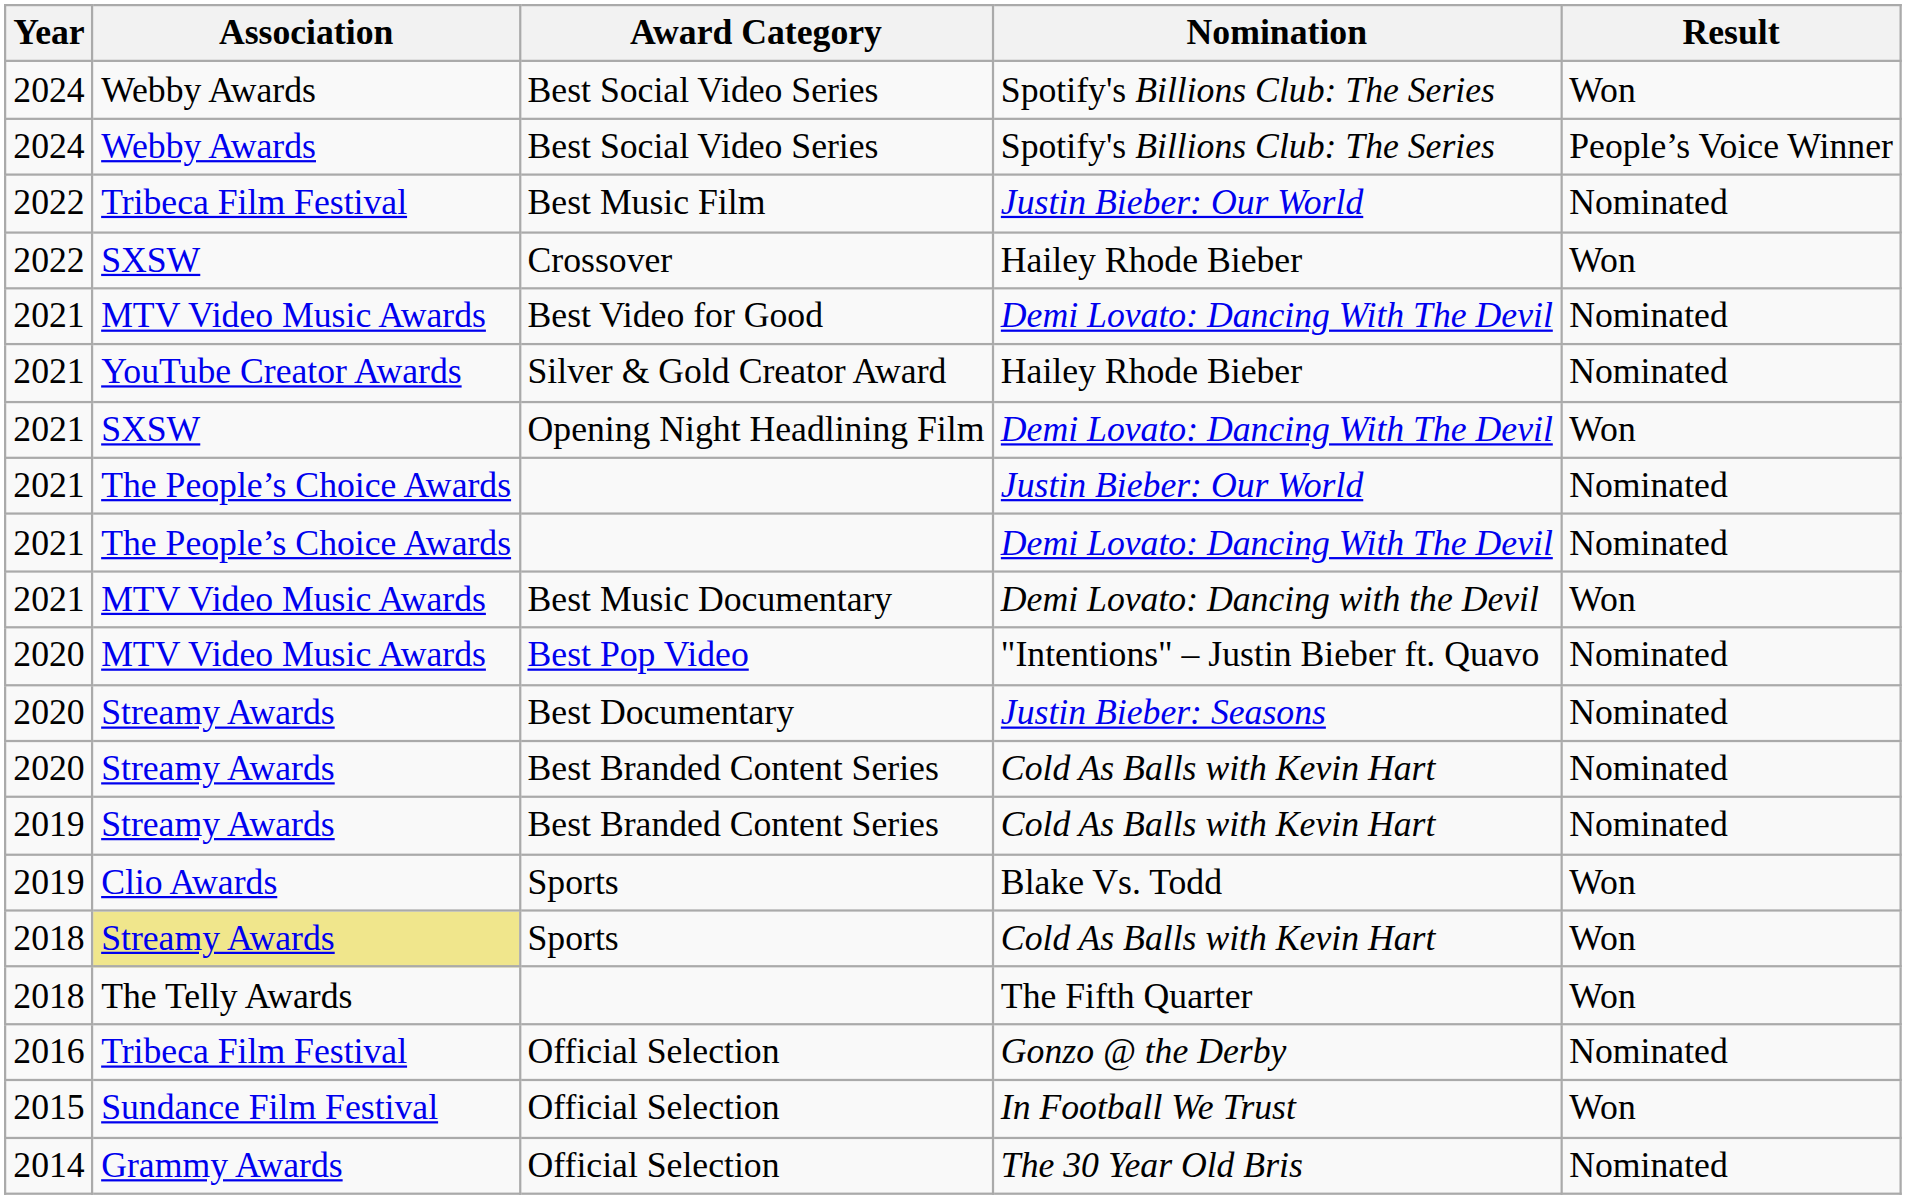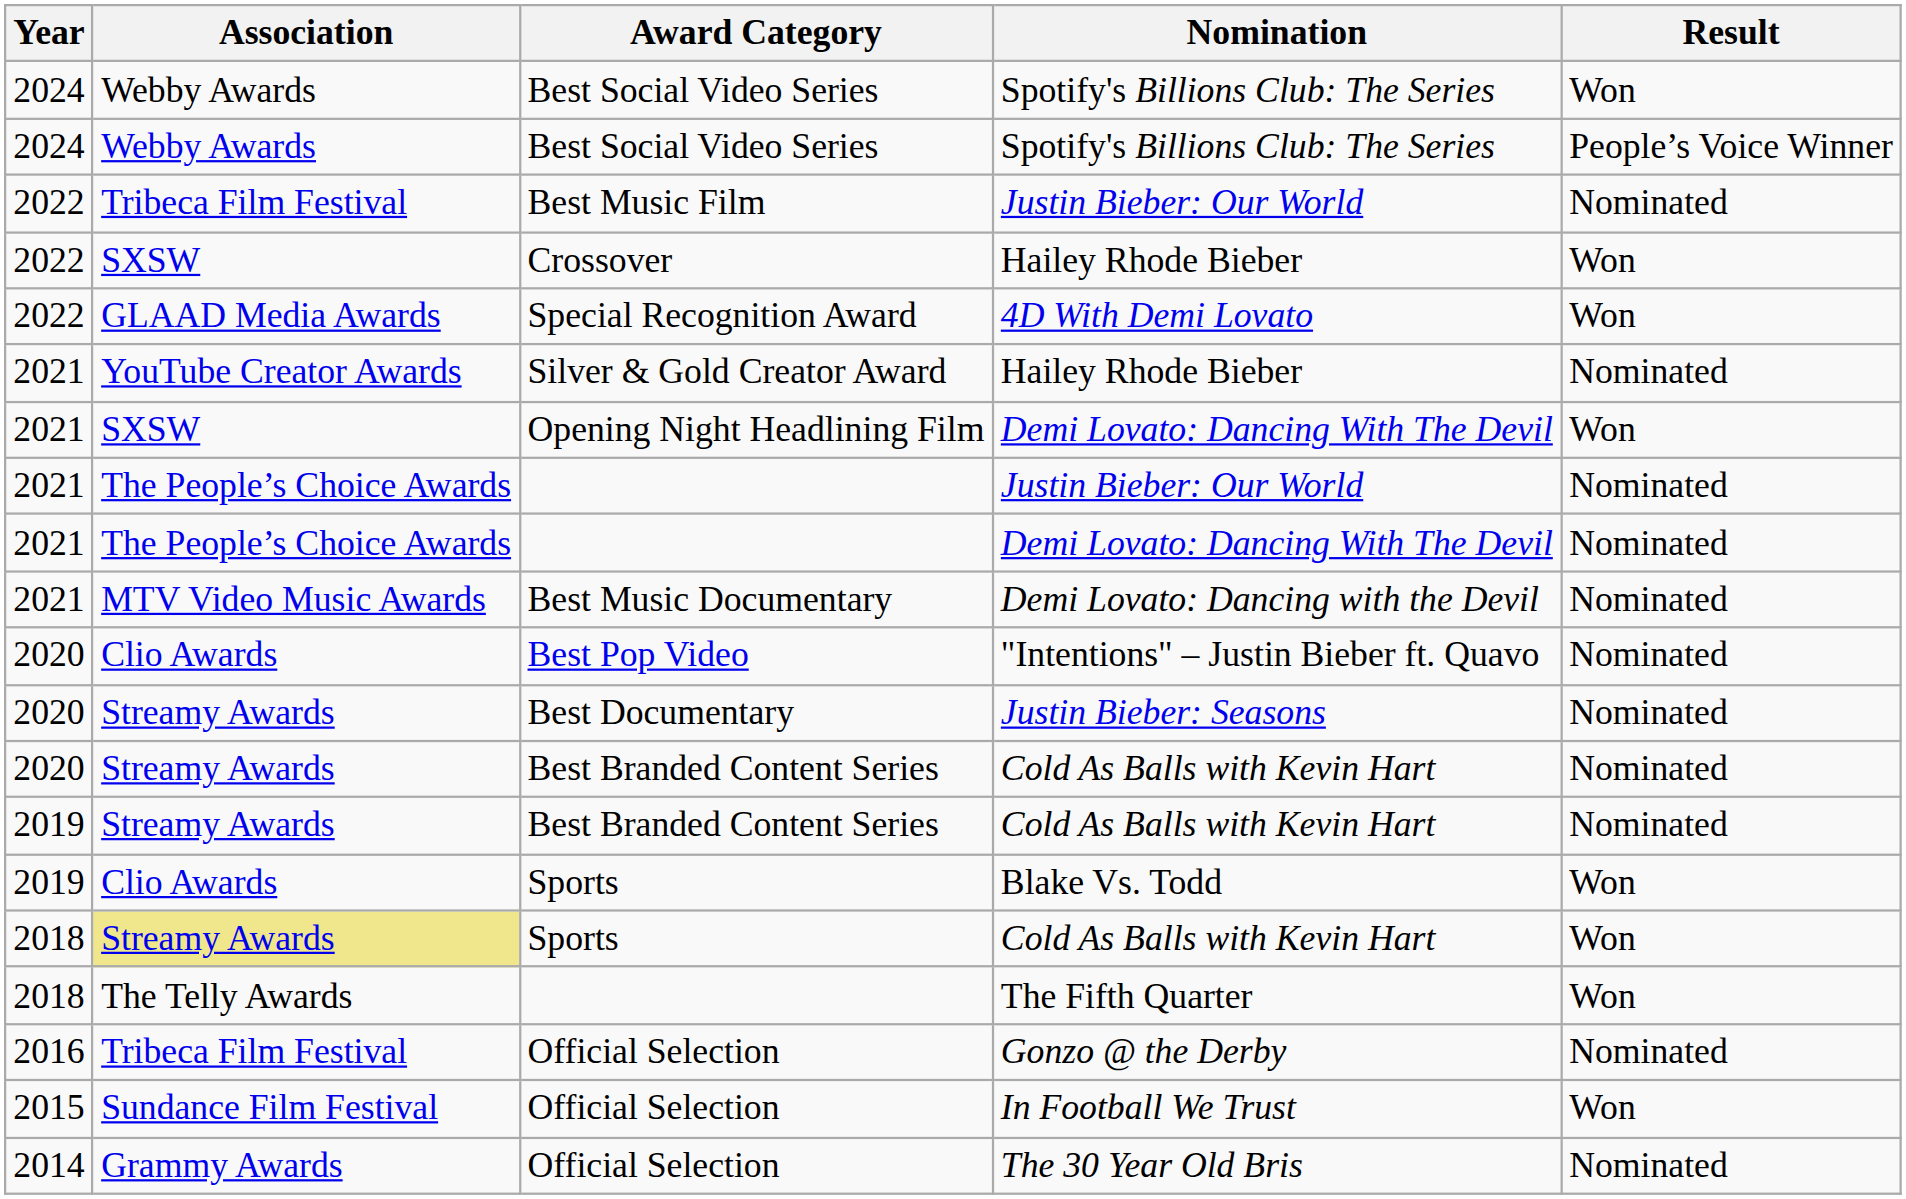+ row: (722, 315)
- row: (675, 315)
(1603, 598) Won -> (1649, 598) Nominated
(294, 655) MTV Video Music Awards -> (189, 655) Clio Awards
